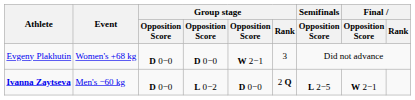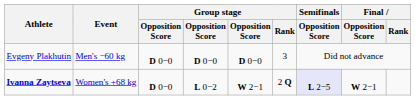(106, 56) Women's +68 kg -> (100, 56) Men's −60 kg
(250, 62) W 2−1 -> (250, 62) D 0−0
(100, 82) Men's −60 kg -> (106, 82) Women's +68 kg
(250, 87) D 0−0 -> (250, 87) W 2−1
(319, 87) no background -> (319, 87) lavender background
